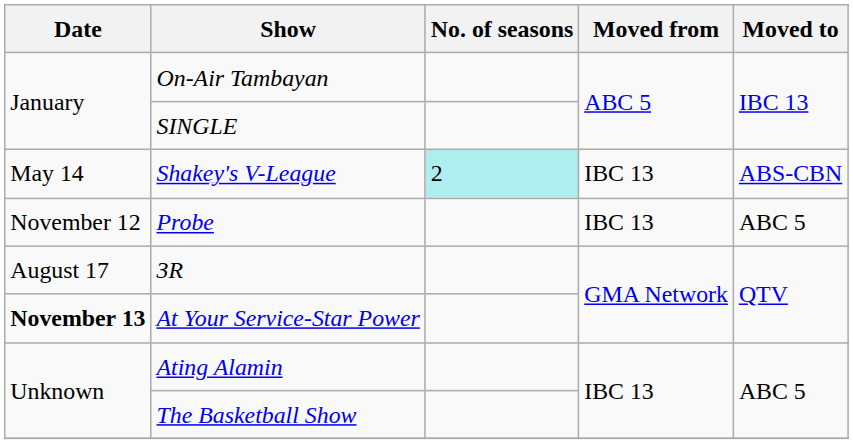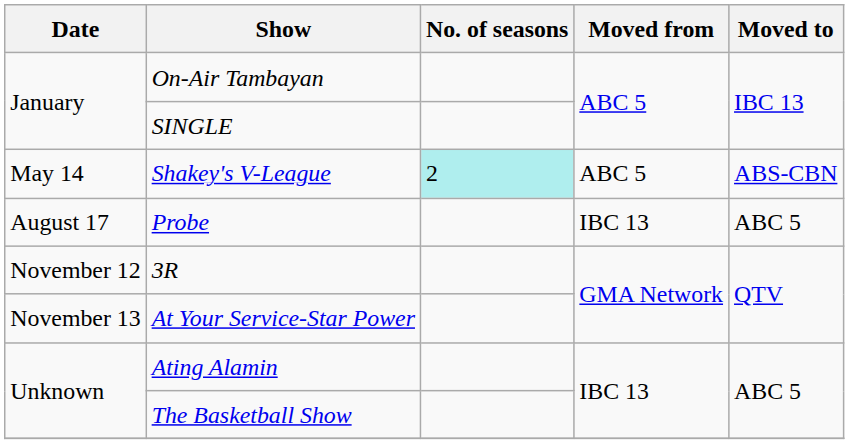(619, 174) IBC 13 -> (613, 174) ABC 5
(75, 222) November 12 -> (60, 222) August 17
(60, 270) August 17 -> (75, 270) November 12
(78, 318) bold -> (75, 318) normal
